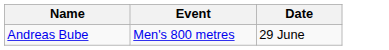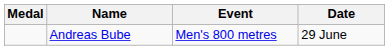+ column: (25, 14)
